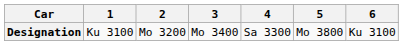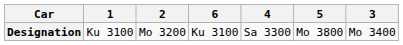columns swapped: (215, 14) <-> (372, 14)
